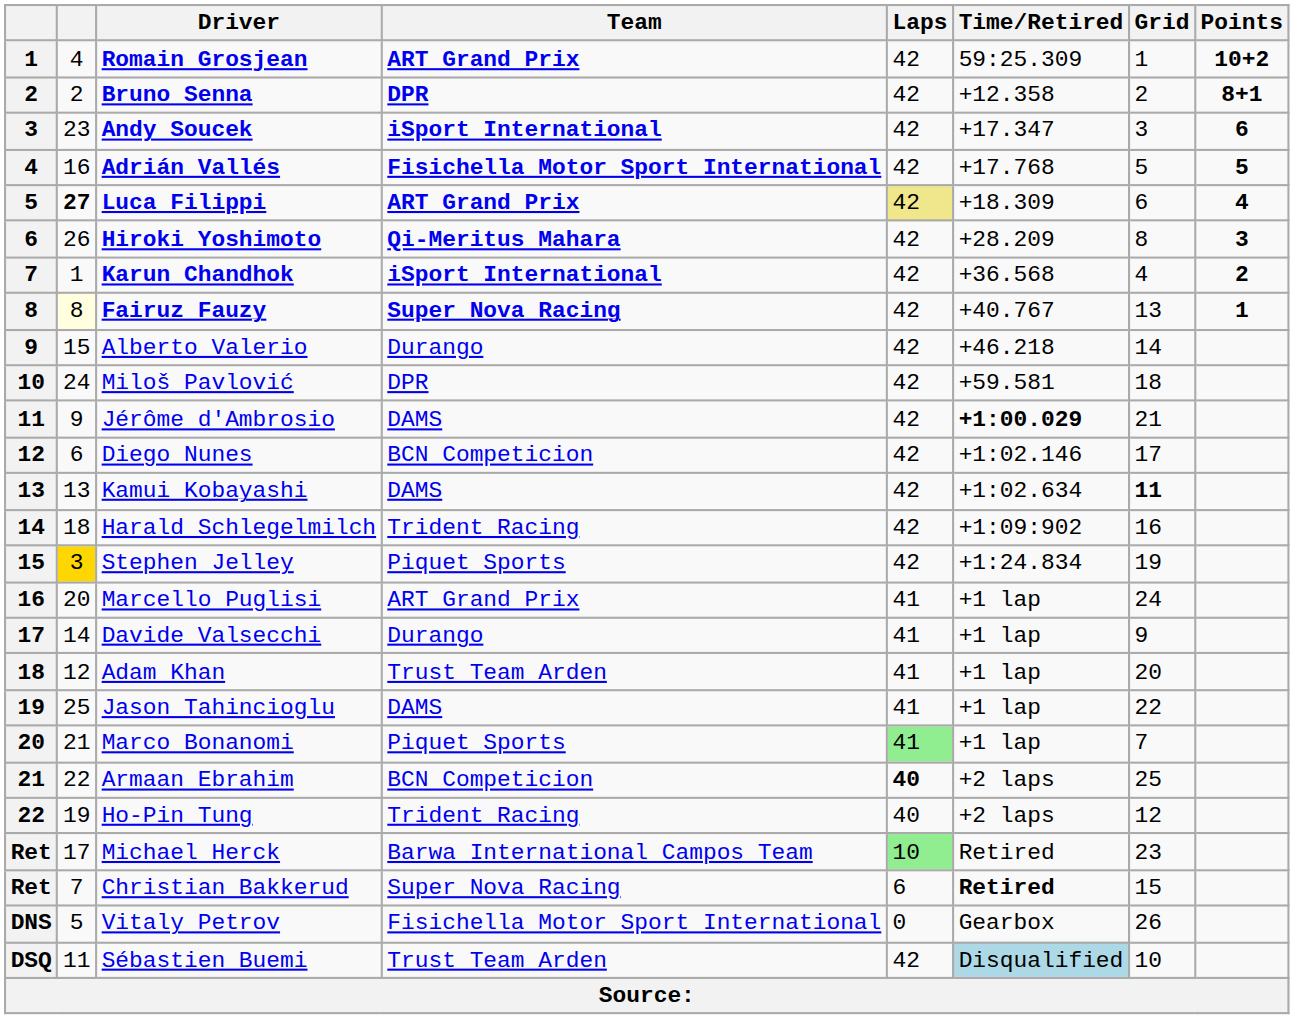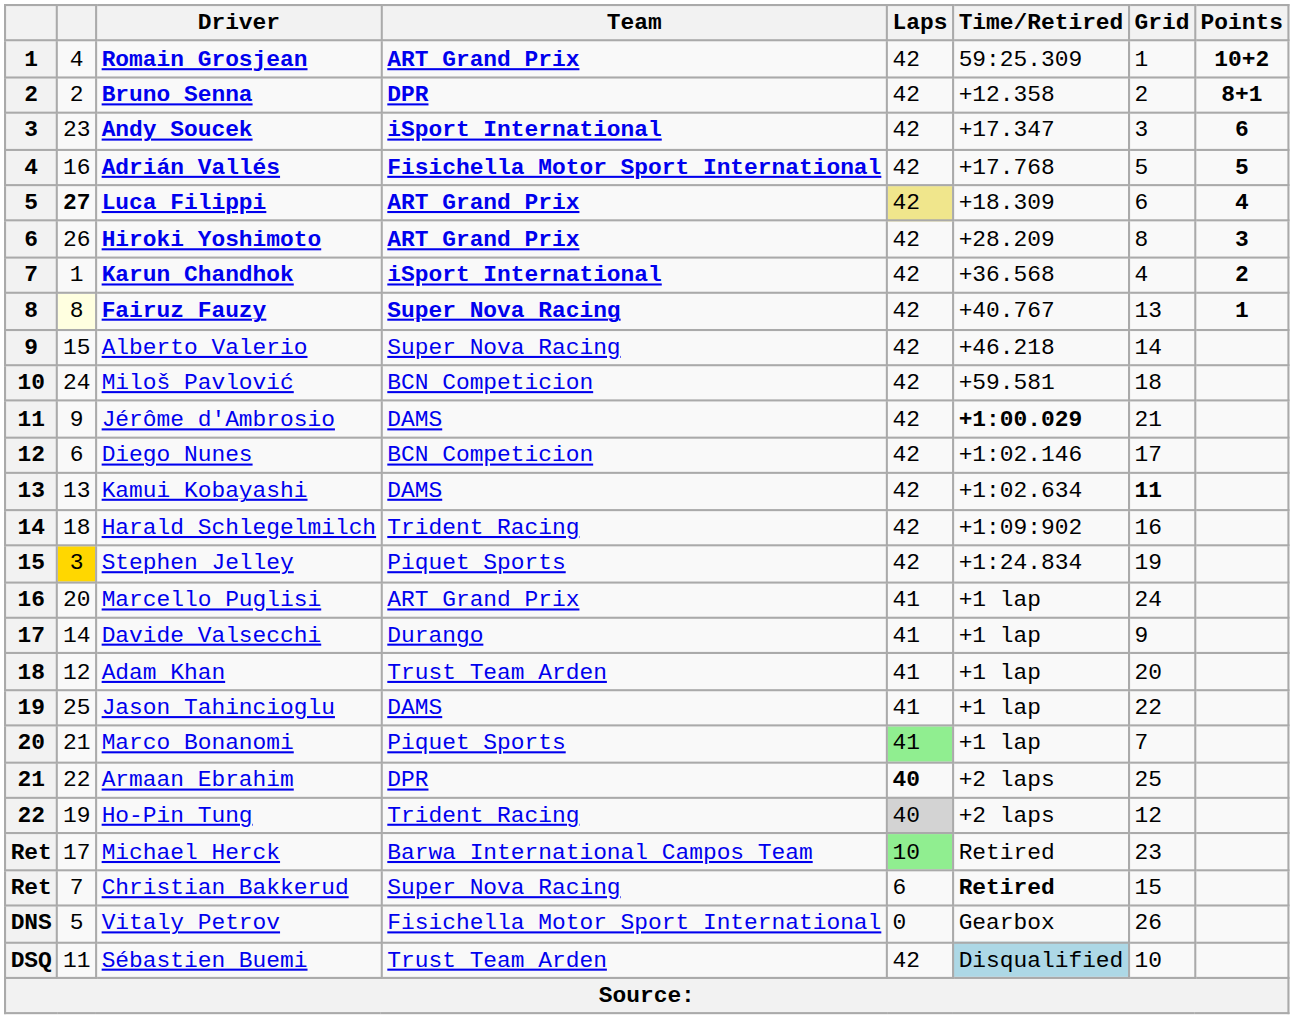(504, 239) Qi-Meritus Mahara -> (483, 239) ART Grand Prix
(435, 347) Durango -> (504, 347) Super Nova Racing
(408, 383) DPR -> (490, 383) BCN Competicion
(490, 780) BCN Competicion -> (408, 780) DPR
(906, 816) no background -> (906, 816) lightgrey background
